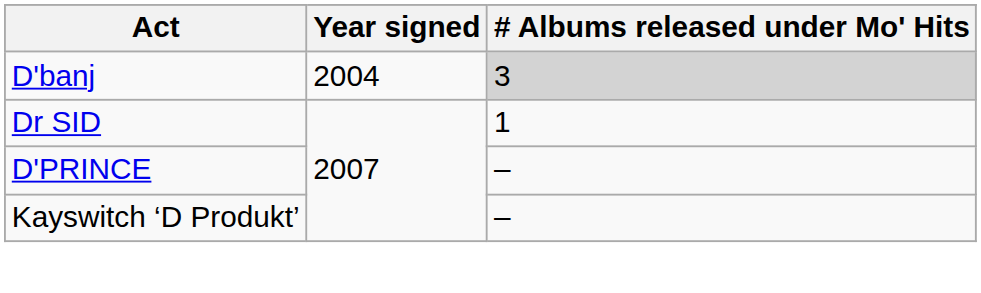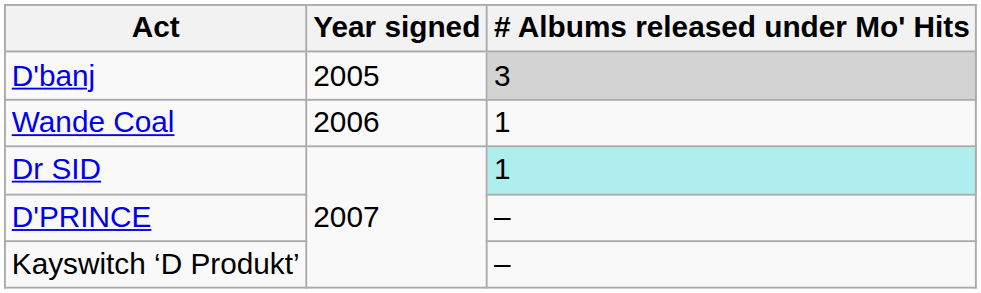(346, 75) 2004 -> (346, 75) 2005
+ row: (93, 122)
(502, 122) no background -> (502, 169) paleturquoise background
